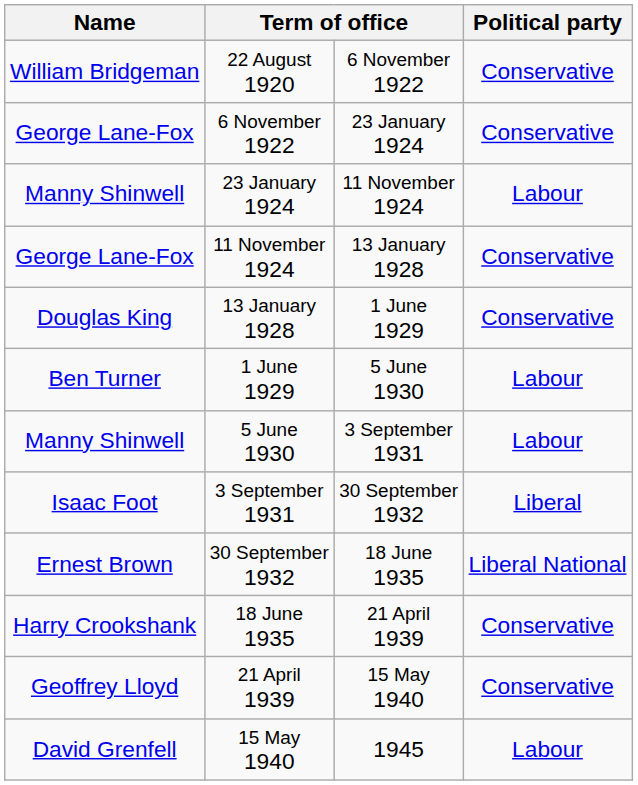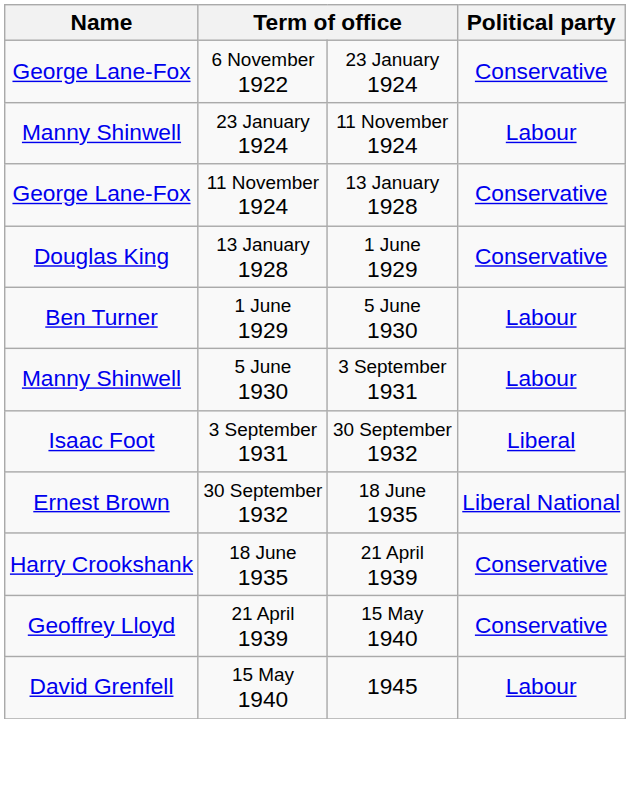- row: (269, 72)
